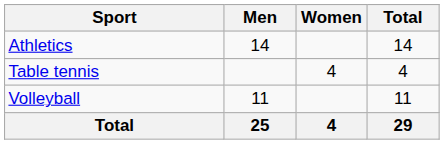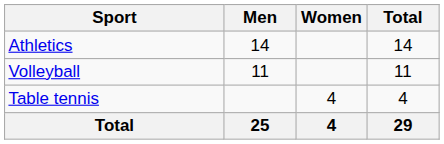rows swapped: (54, 71) <-> (44, 98)
